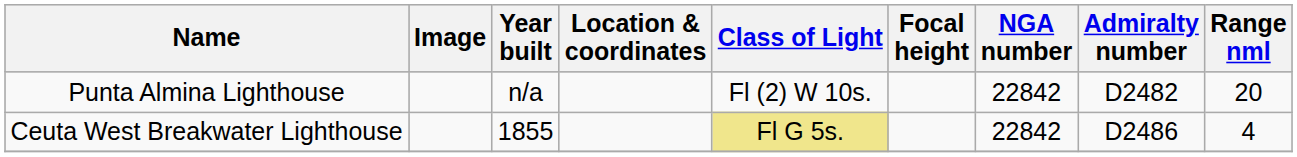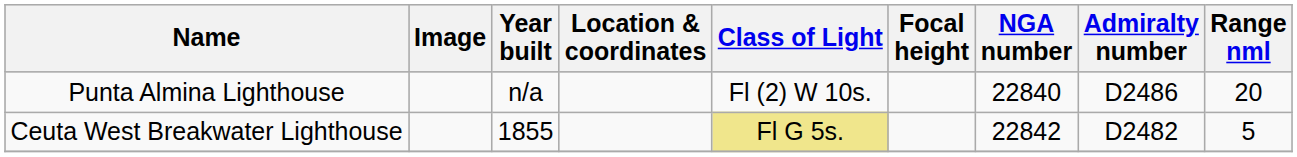(1026, 91) 22842 -> (1026, 91) 22840
(1141, 91) D2482 -> (1141, 91) D2486
(1141, 131) D2486 -> (1141, 131) D2482
(1248, 131) 4 -> (1248, 131) 5
